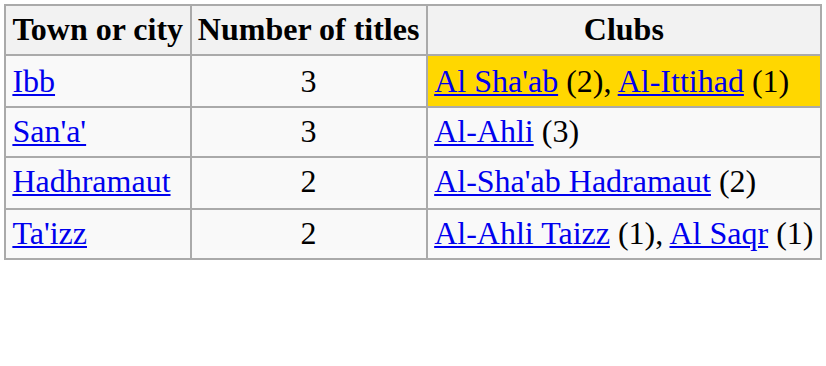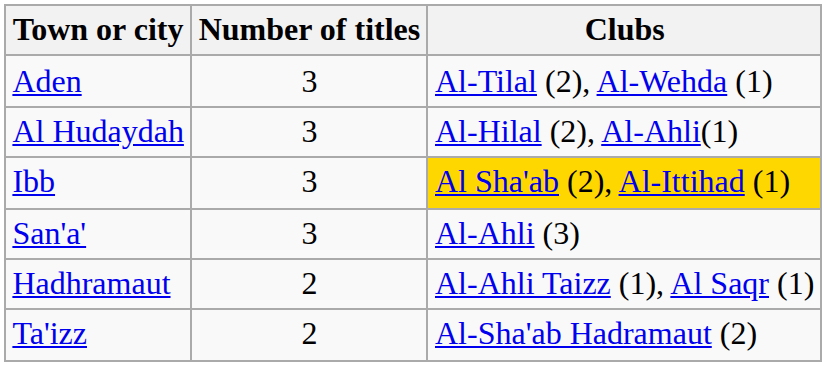+ row: (47, 80)
+ row: (98, 131)
(595, 182) Al-Sha'ab Hadramaut (2) -> (625, 283) Al-Ahli Taizz (1), Al Saqr (1)
(624, 232) Al-Ahli Taizz (1), Al Saqr (1) -> (596, 334) Al-Sha'ab Hadramaut (2)
